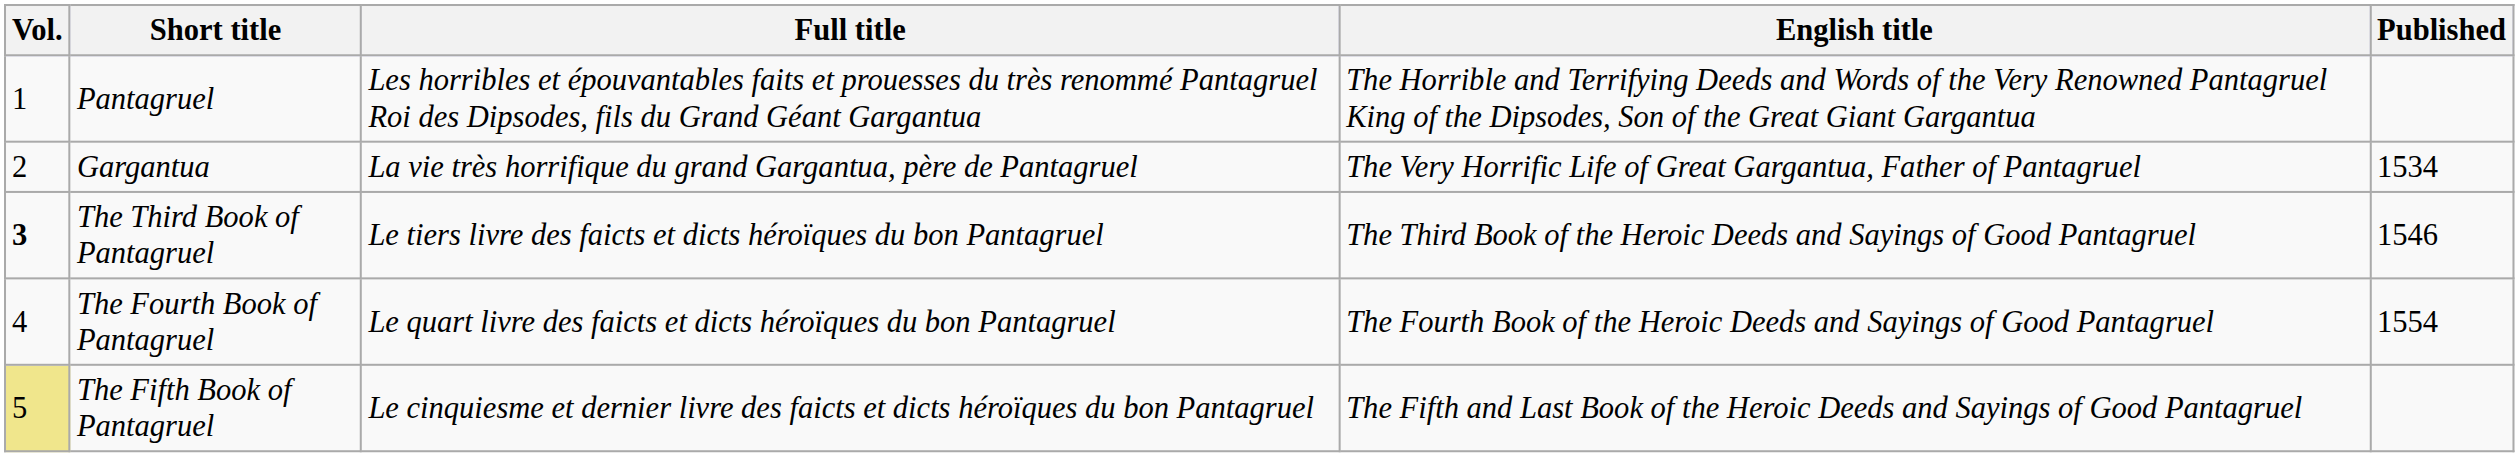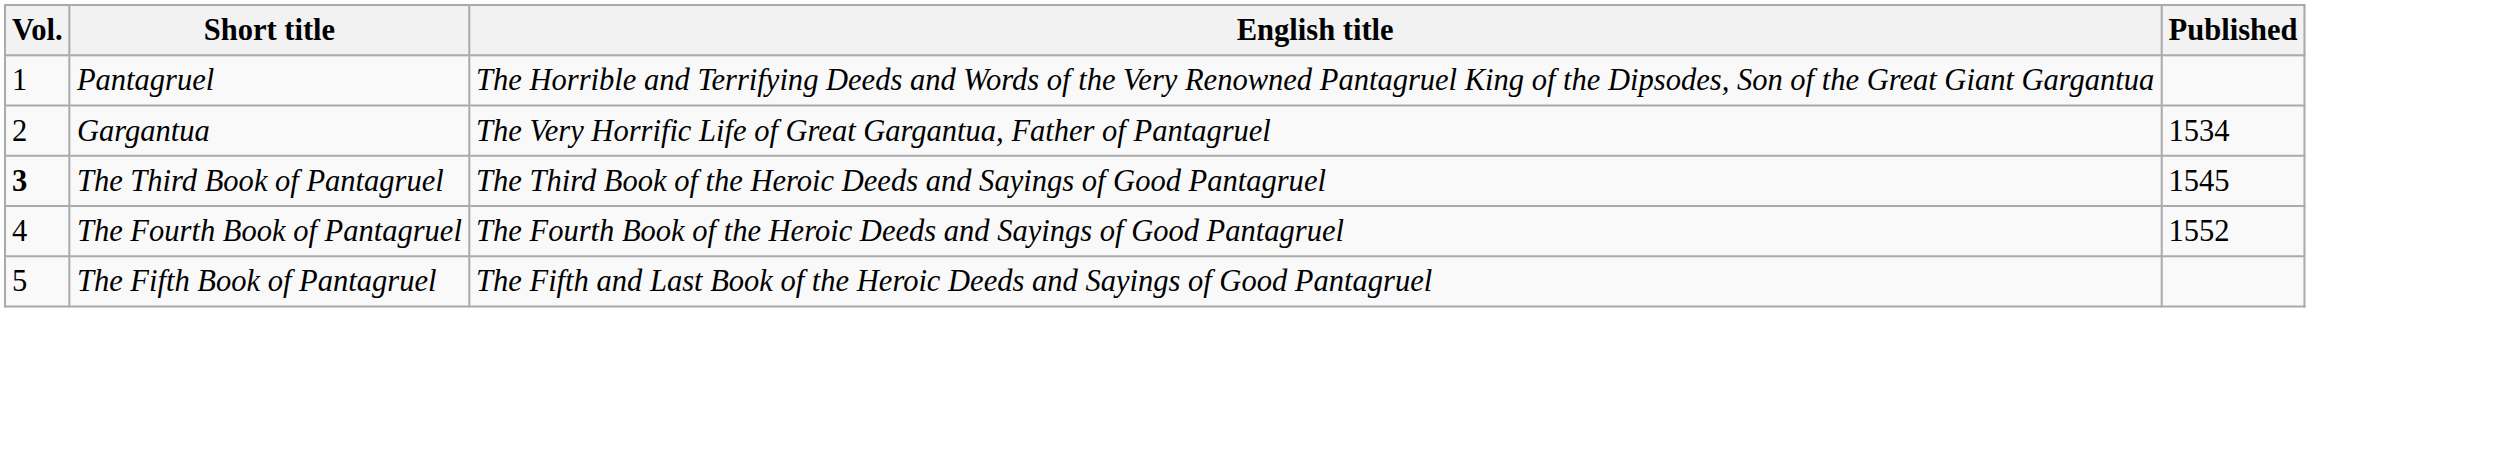- column: (850, 29)
(2408, 235) 1546 -> (2199, 181) 1545
(2408, 321) 1554 -> (2199, 231) 1552
(20, 408) khaki background -> (20, 281) no background
